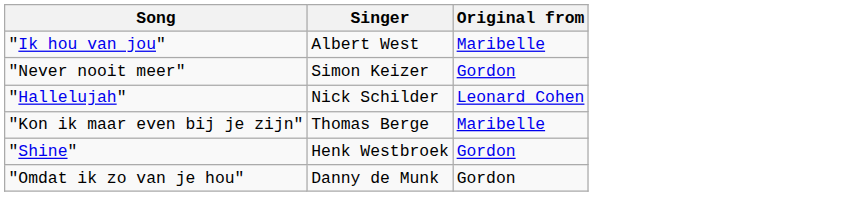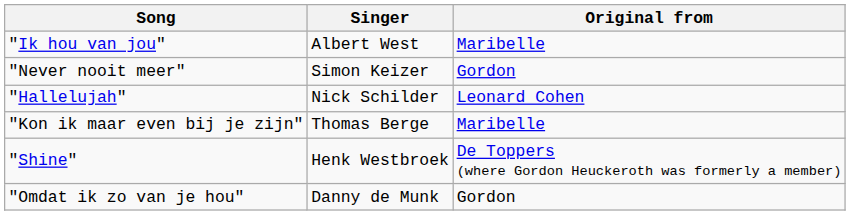(486, 151) Gordon -> (649, 160) De Toppers (where Gordon Heuckeroth was formerly a member)
